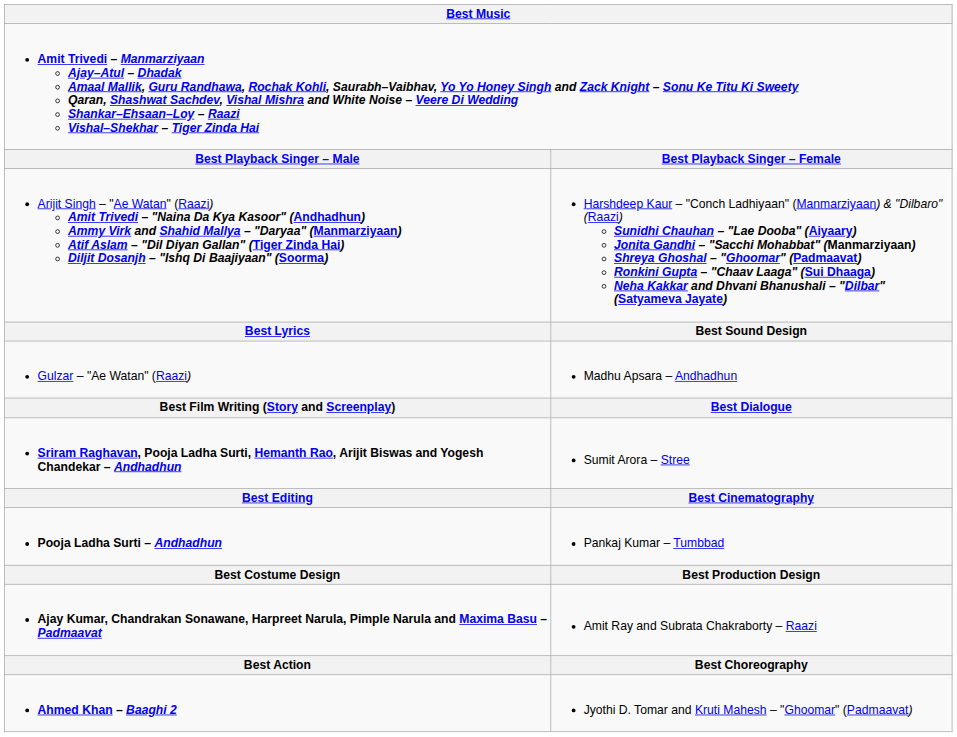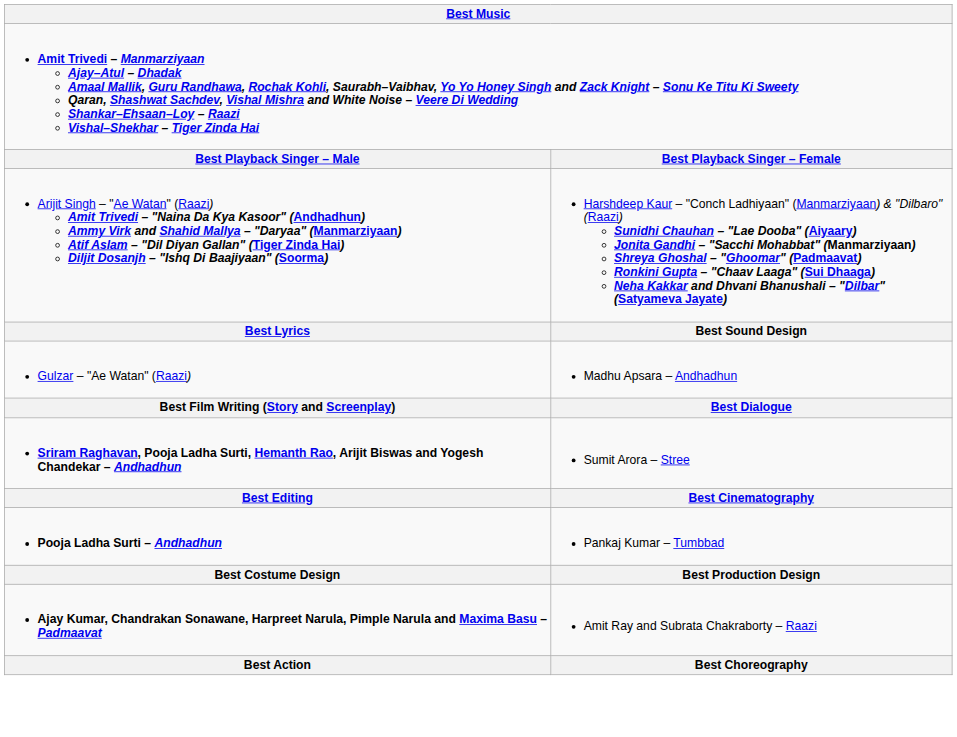- row: (277, 710)
